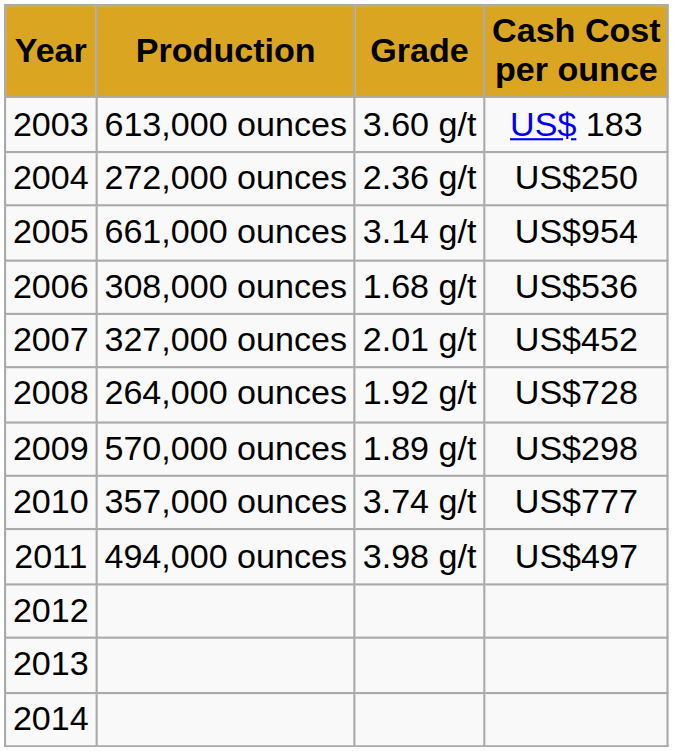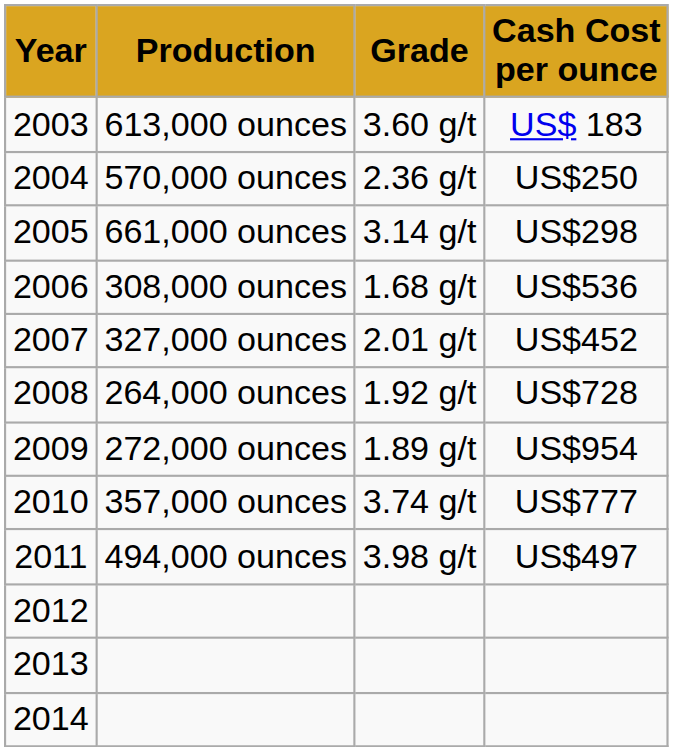(226, 177) 272,000 ounces -> (226, 177) 570,000 ounces
(576, 232) US$954 -> (576, 232) US$298
(226, 448) 570,000 ounces -> (226, 448) 272,000 ounces
(576, 448) US$298 -> (576, 448) US$954
